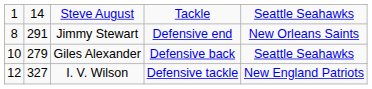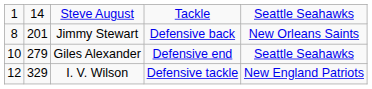(37, 34) 291 -> (37, 34) 201
(192, 34) Defensive end -> (192, 34) Defensive back
(192, 53) Defensive back -> (192, 53) Defensive end
(37, 73) 327 -> (37, 73) 329
